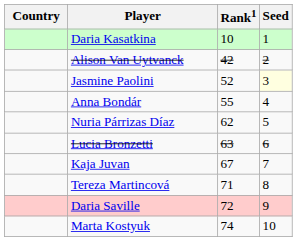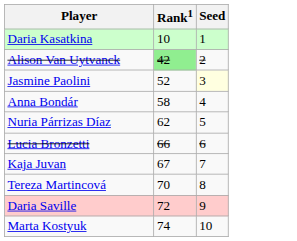- column: (36, 16)
(227, 60) no background -> (164, 60) lightgreen background
(227, 101) 55 -> (164, 101) 58
(227, 143) 63 -> (164, 143) 66
(227, 184) 71 -> (164, 184) 70
